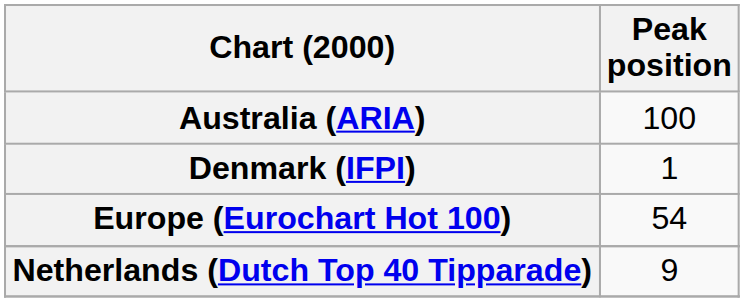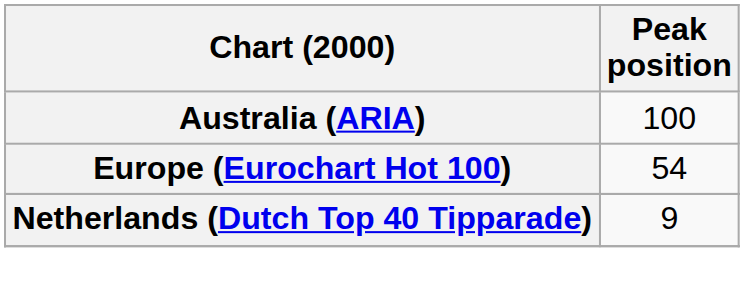- row: (302, 168)
